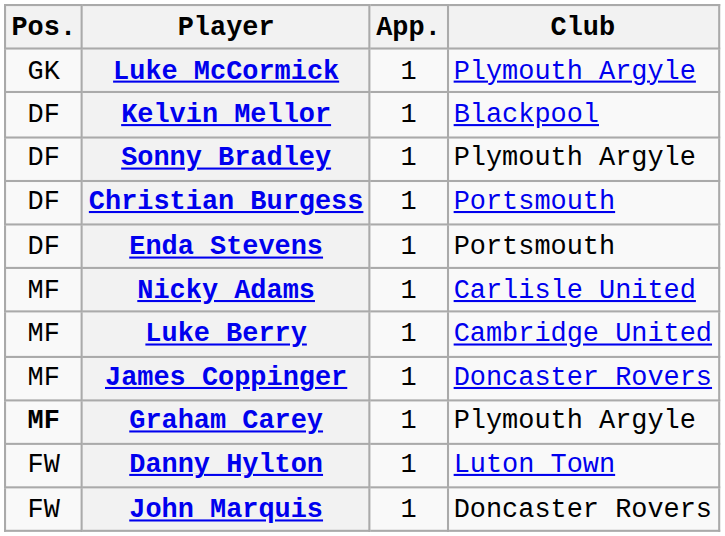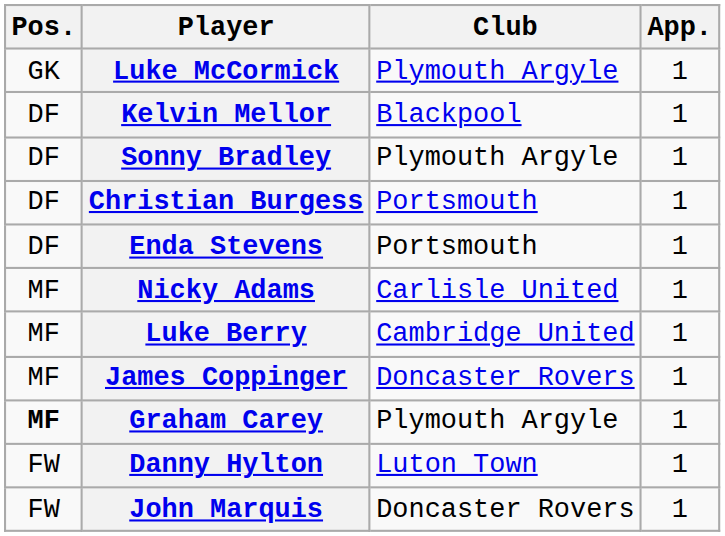columns swapped: (583, 27) <-> (409, 27)
